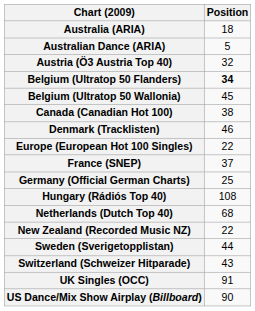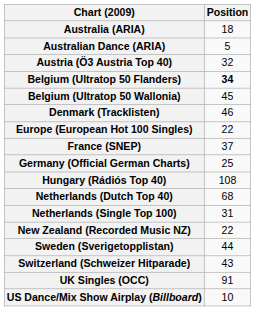- row: (104, 113)
+ row: (104, 213)
(227, 297) 90 -> (227, 297) 10
